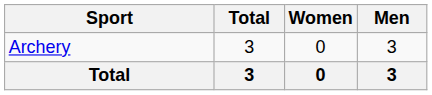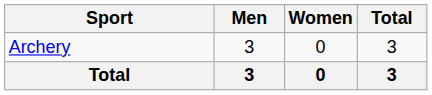columns swapped: (392, 18) <-> (249, 18)
